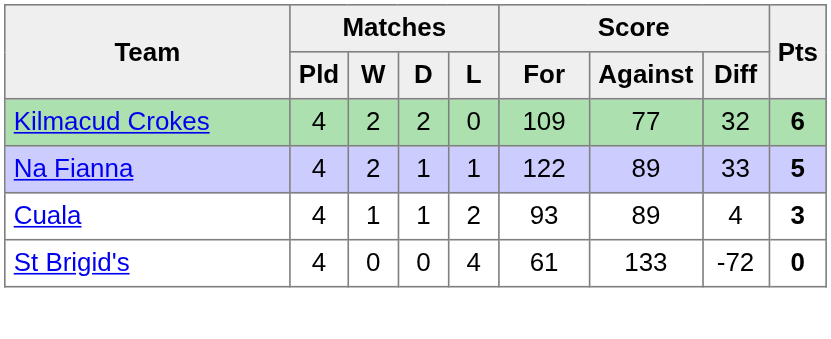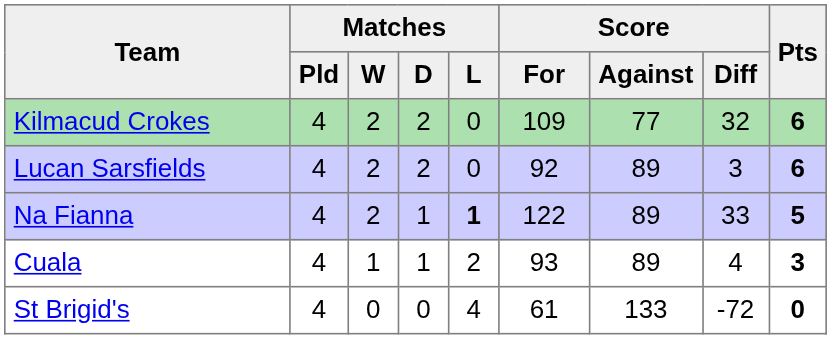+ row: (110, 168)
(474, 168) normal -> (474, 215) bold
